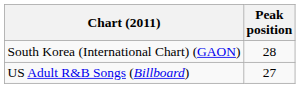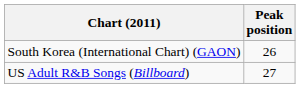(269, 51) 28 -> (269, 51) 26
